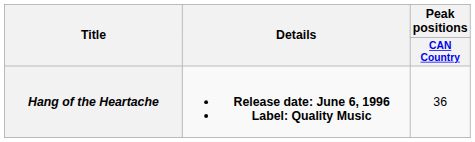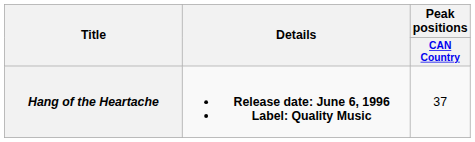(440, 101) 36 -> (440, 101) 37
